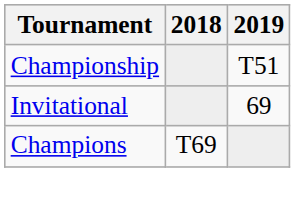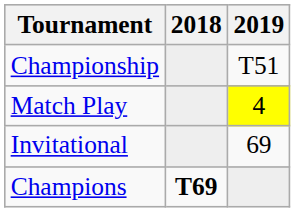+ row: (69, 105)
(196, 145) normal -> (196, 186) bold
